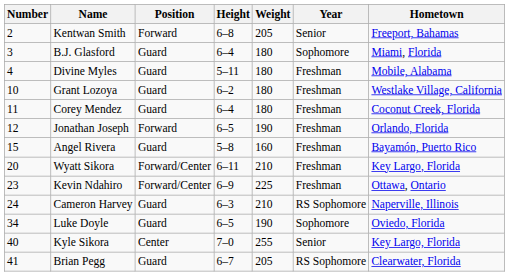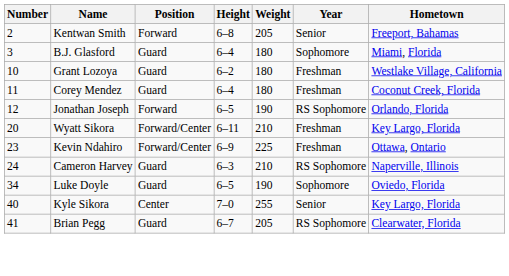- row: (85, 71)
(319, 128) Freshman -> (331, 109) RS Sophomore
- row: (84, 147)
